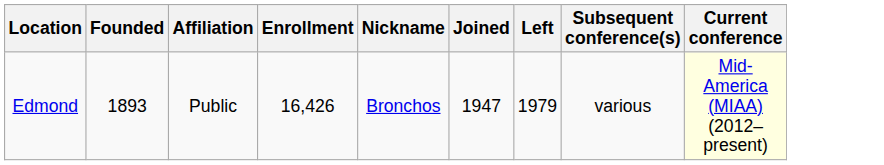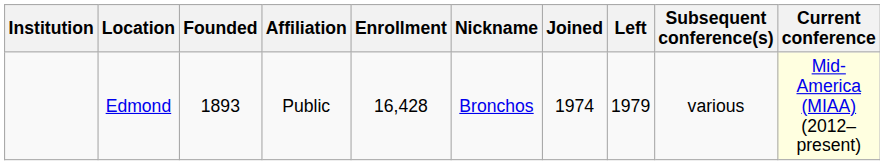+ column: (51, 28)
(308, 105) 16,426 -> (401, 105) 16,428
(481, 105) 1947 -> (575, 105) 1974
